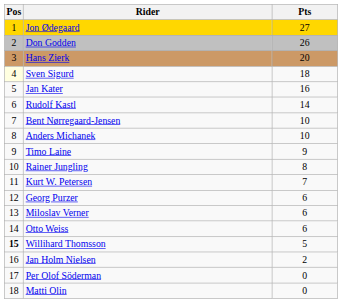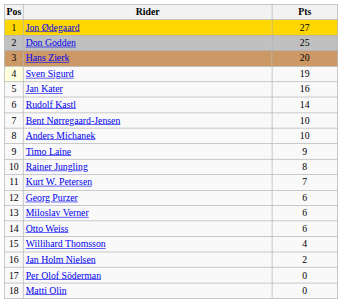(305, 43) 26 -> (305, 43) 25
(305, 74) 18 -> (305, 74) 19
(14, 244) bold -> (14, 244) normal
(305, 244) 5 -> (305, 244) 4
